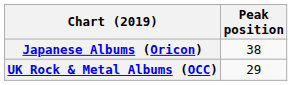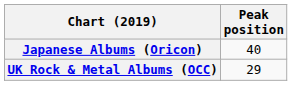(254, 49) 38 -> (254, 49) 40
